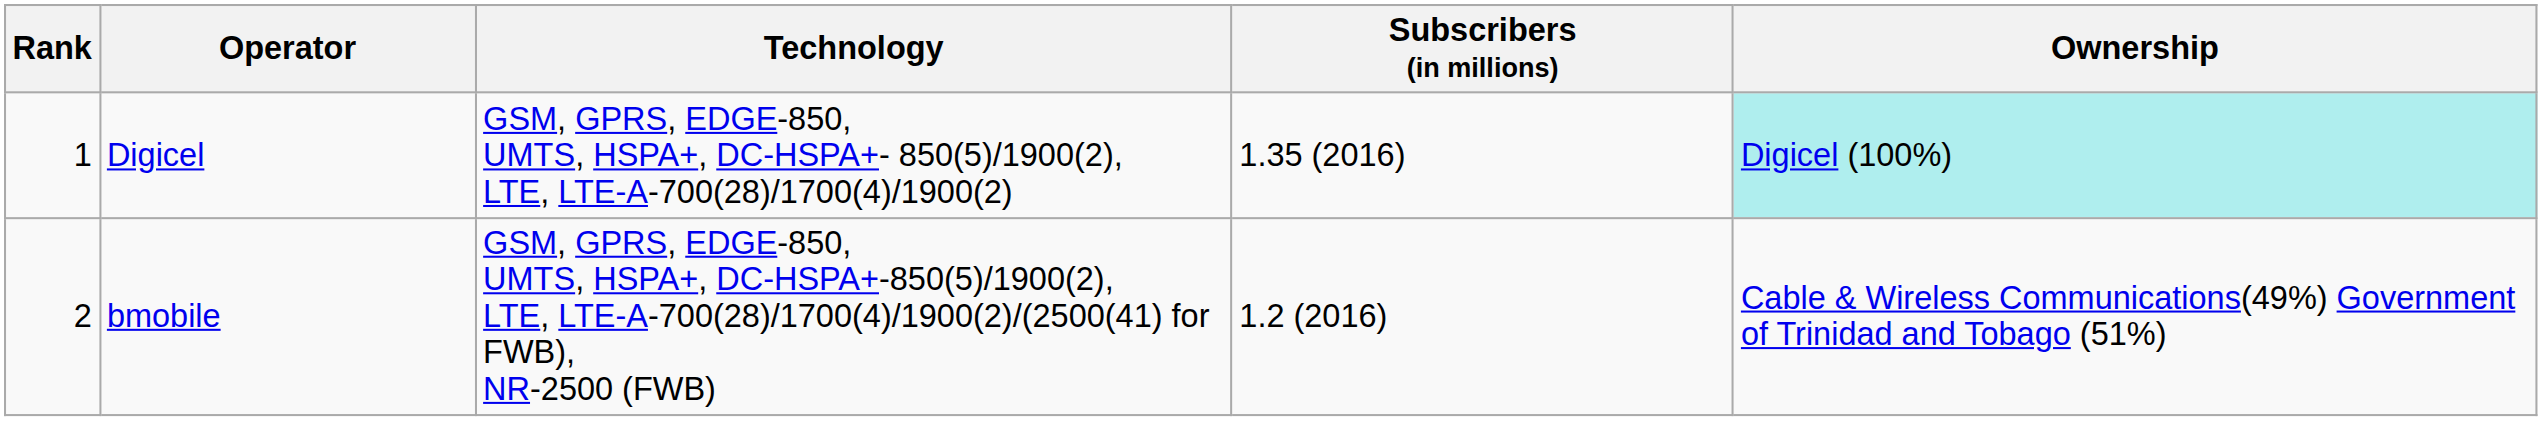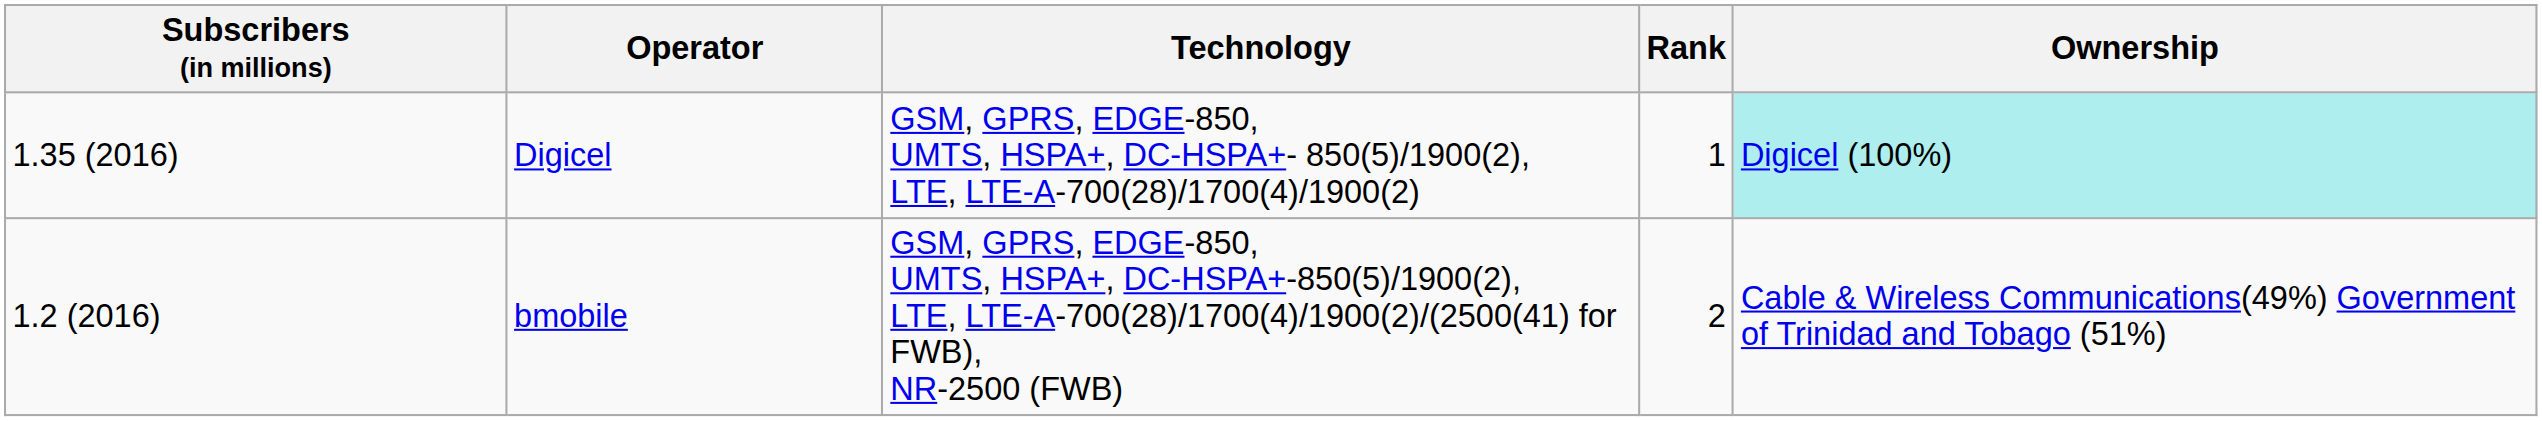columns swapped: (52, 48) <-> (1483, 48)
